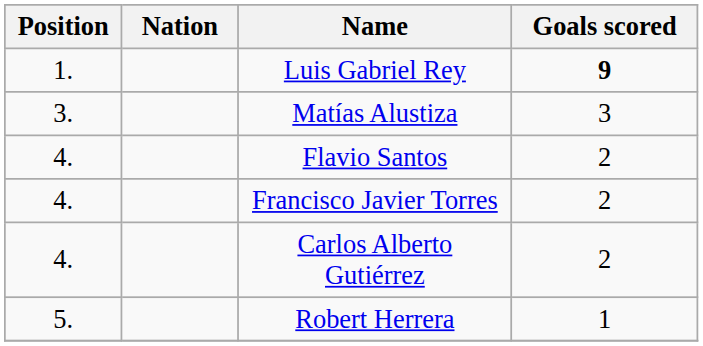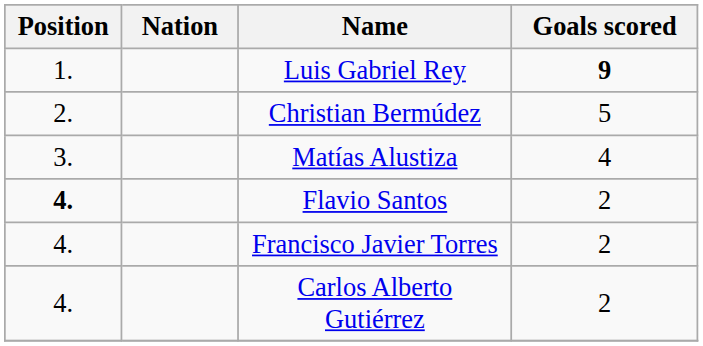+ row: (375, 113)
(605, 113) 3 -> (605, 157) 4
(63, 157) normal -> (63, 200) bold
- row: (375, 319)
